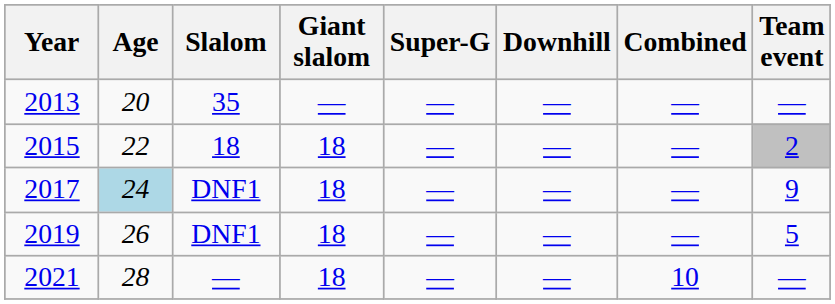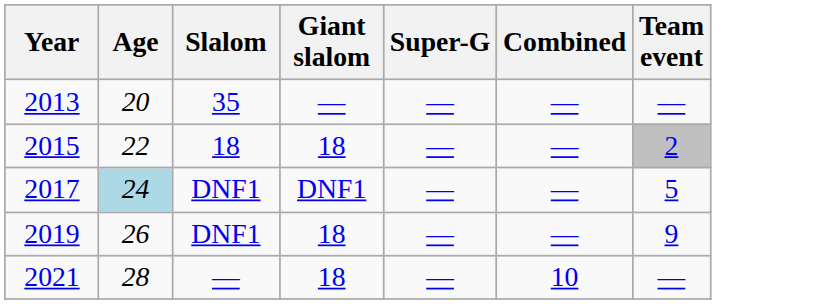- column: (557, 42)
(332, 189) 18 -> (332, 189) DNF1
(792, 189) 9 -> (671, 189) 5
(792, 233) 5 -> (671, 233) 9
